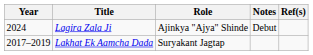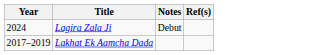- column: (203, 12)
